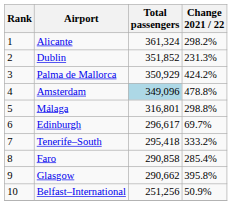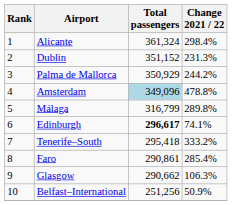(201, 41) 298.2% -> (201, 41) 298.4%
(162, 58) 351,852 -> (162, 58) 351,152
(201, 74) 424.2% -> (201, 74) 244.2%
(162, 108) 316,801 -> (162, 108) 316,799
(201, 108) 298.8% -> (201, 108) 289.8%
(162, 125) normal -> (162, 125) bold
(198, 125) 69.7% -> (198, 125) 74.1%
(162, 158) 290,858 -> (162, 158) 290,861
(201, 175) 395.8% -> (201, 175) 106.3%
